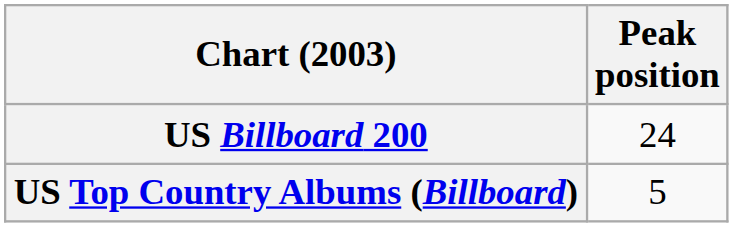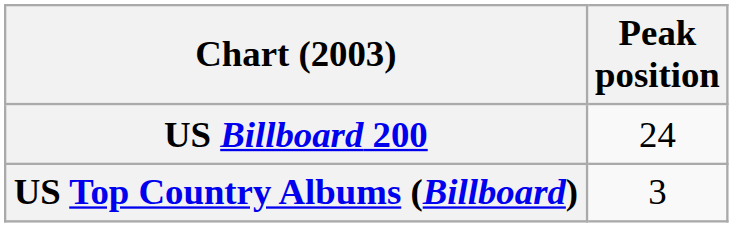(657, 191) 5 -> (657, 191) 3
